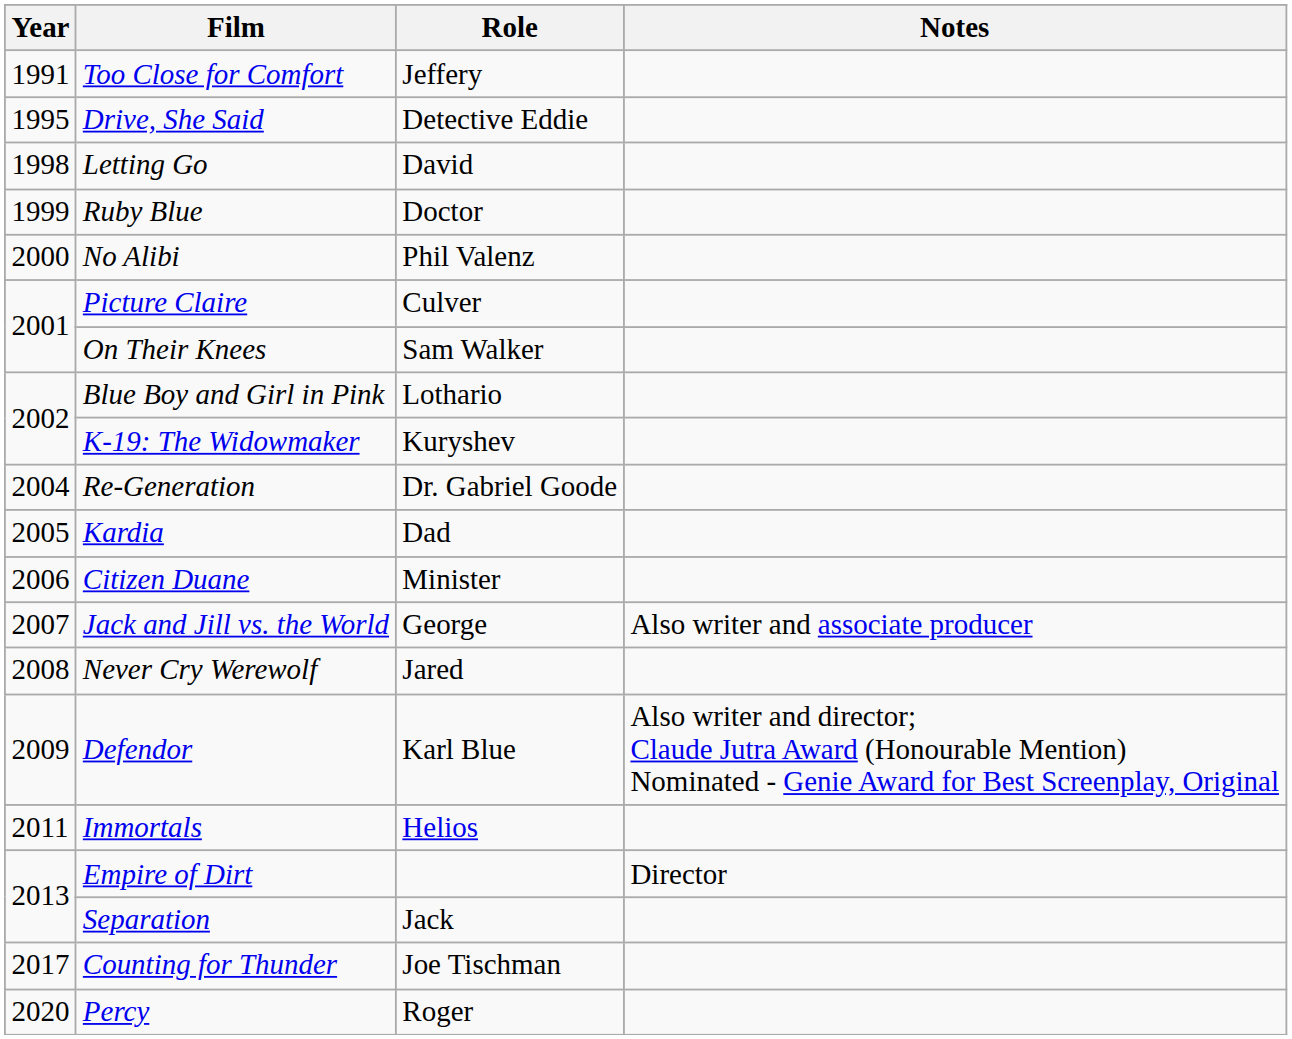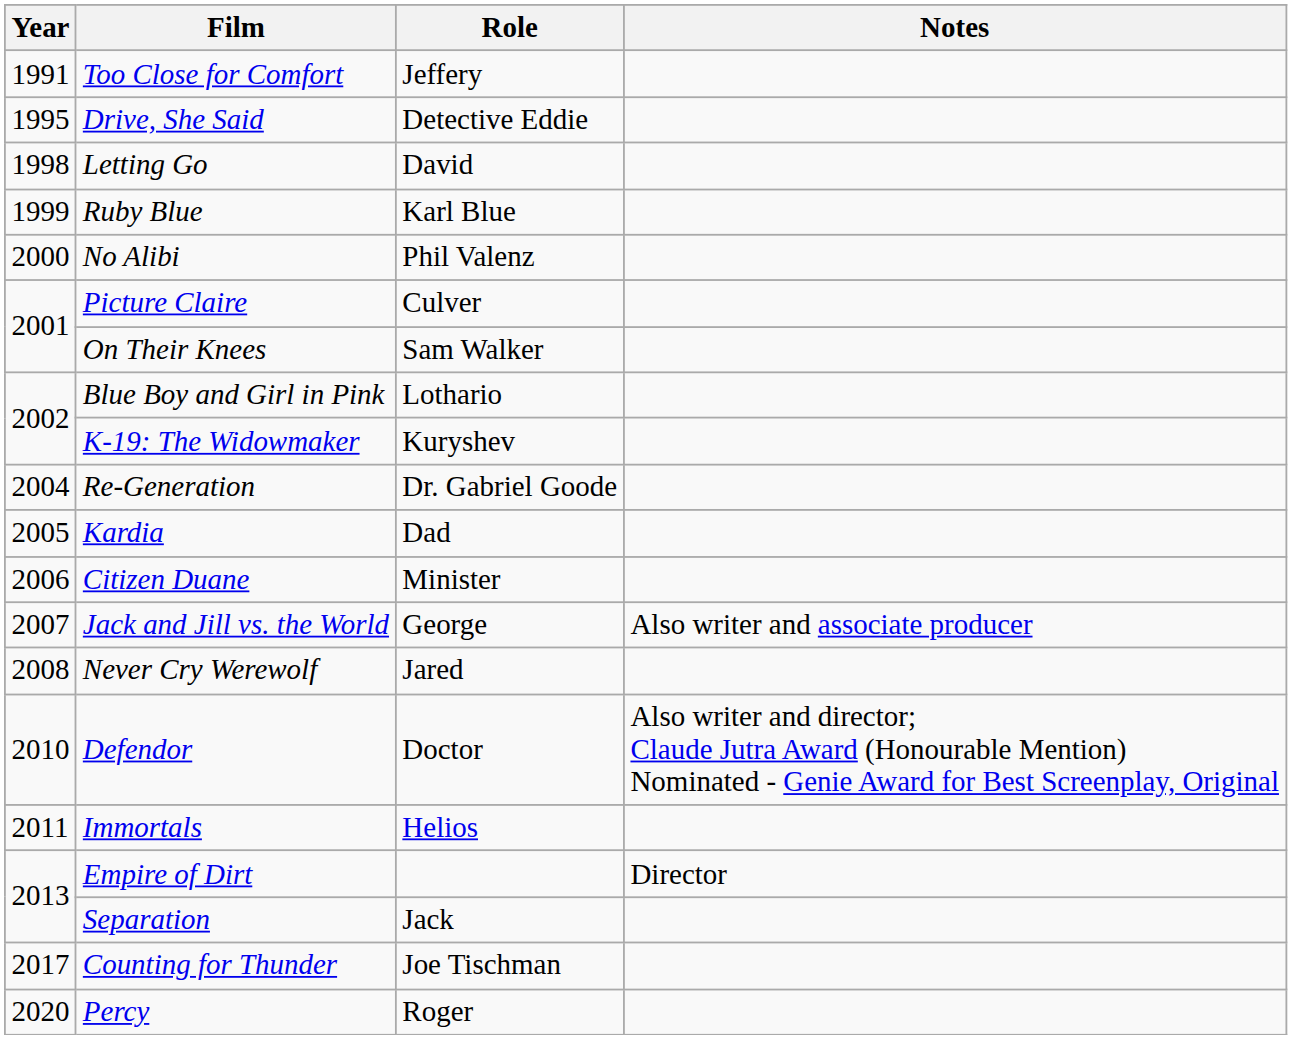(443, 211) Doctor -> (459, 211) Karl Blue
(41, 748) 2009 -> (41, 748) 2010
(459, 748) Karl Blue -> (443, 748) Doctor
